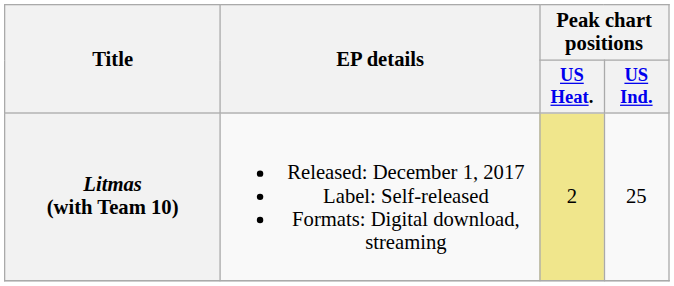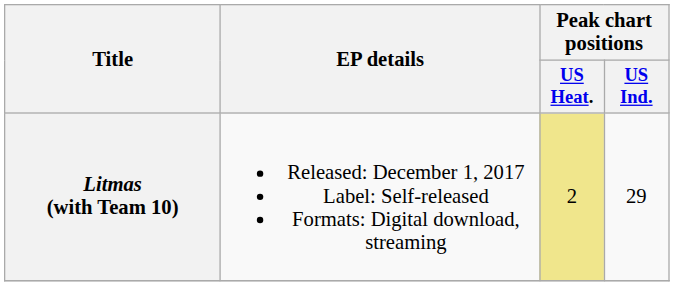(636, 196) 25 -> (636, 196) 29
